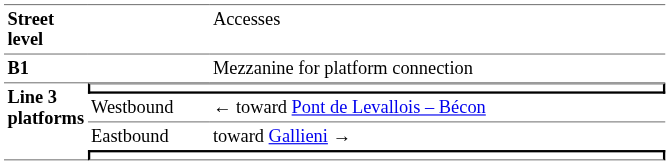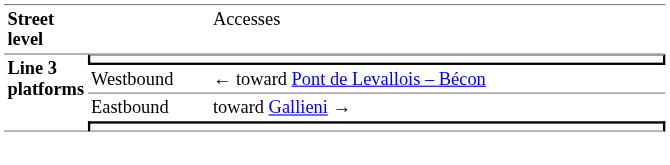- row: (149, 69)
